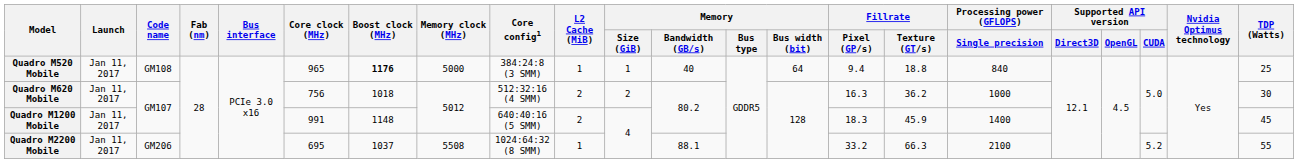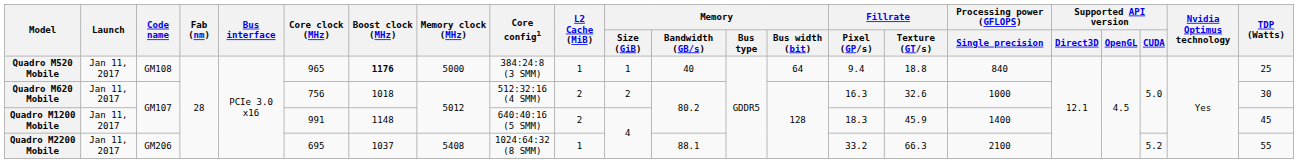(916, 95) 36.2 -> (916, 95) 32.6
(453, 146) 5508 -> (453, 146) 5408
